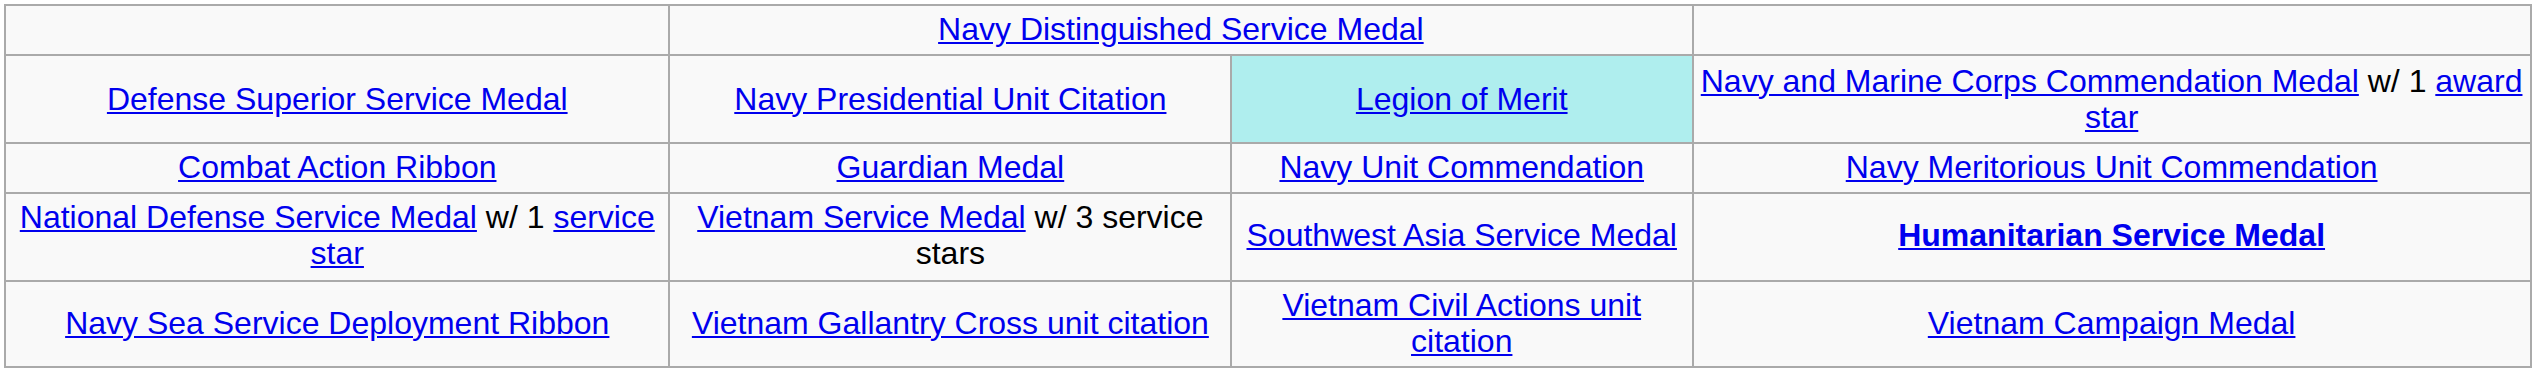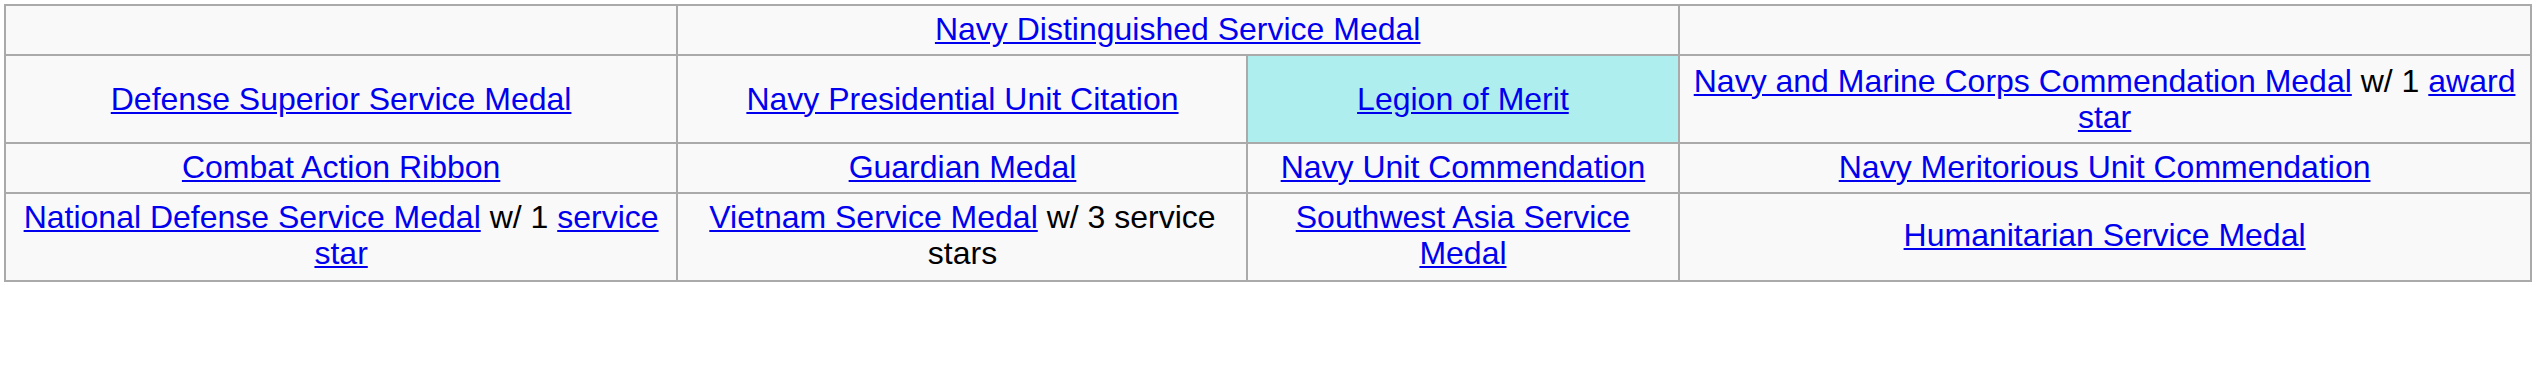(2112, 236) bold -> (2105, 236) normal
- row: (337, 322)
